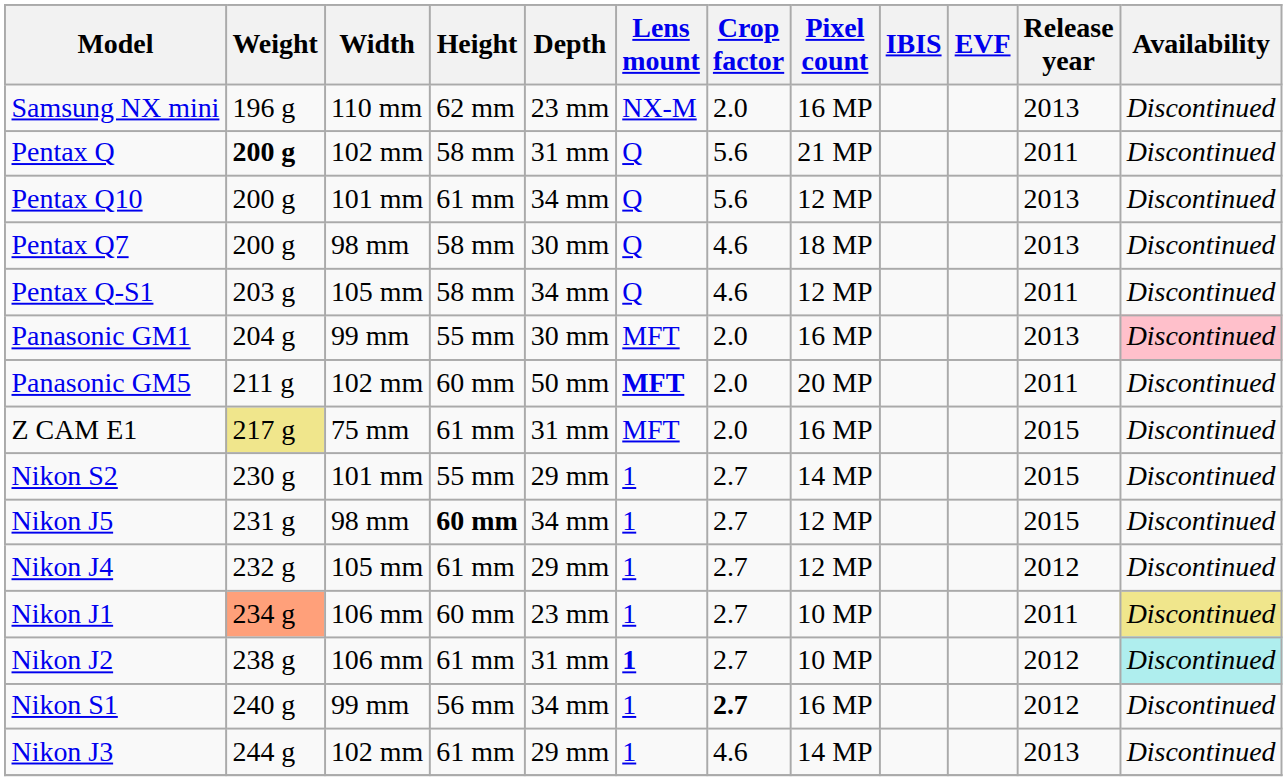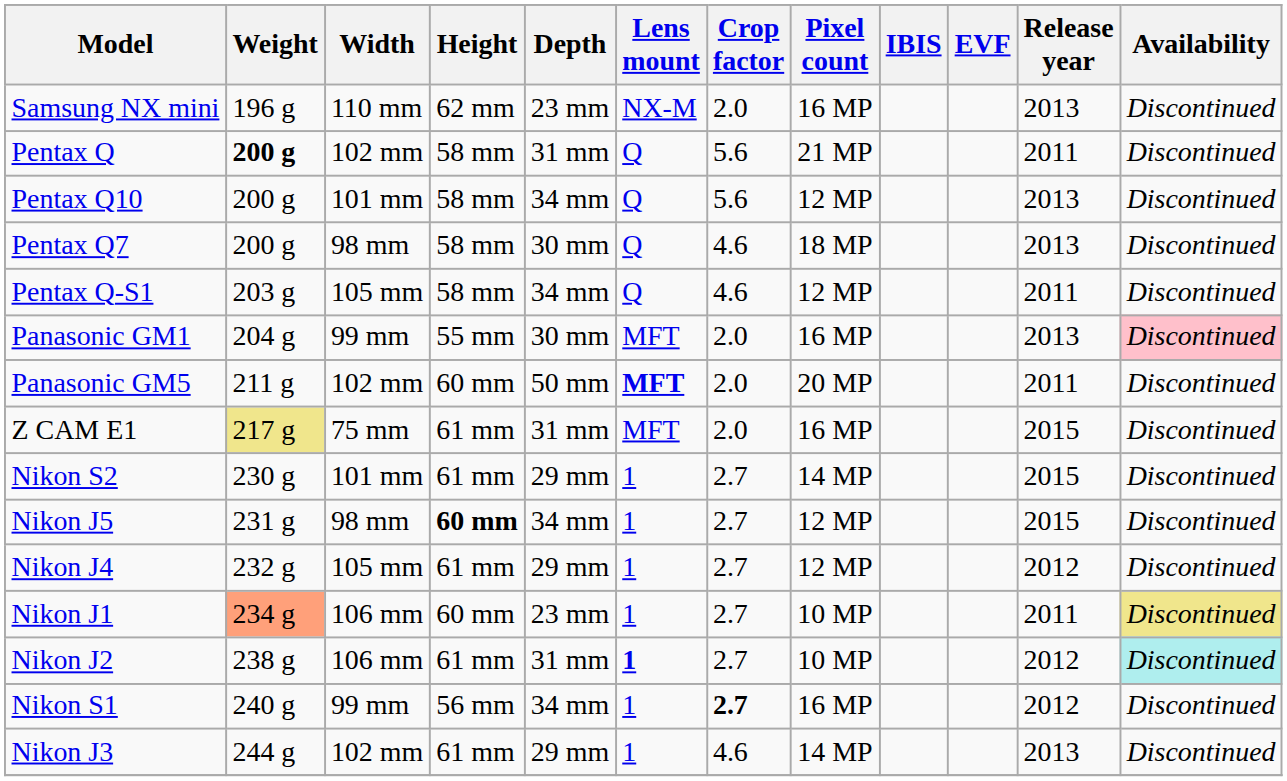(475, 199) 61 mm -> (475, 199) 58 mm
(475, 475) 55 mm -> (475, 475) 61 mm
